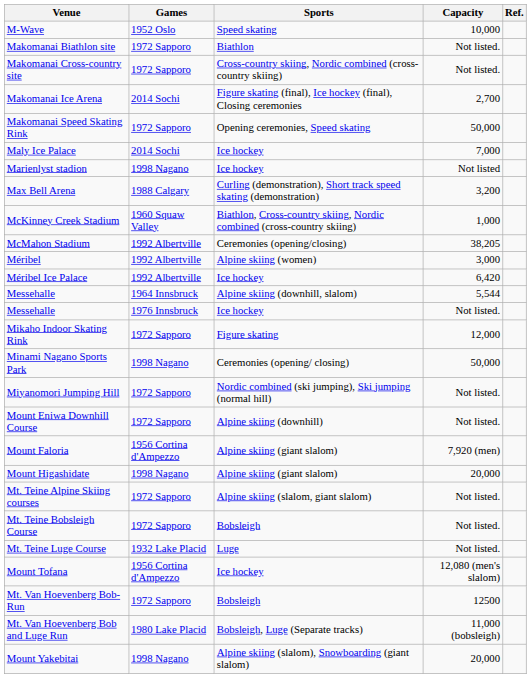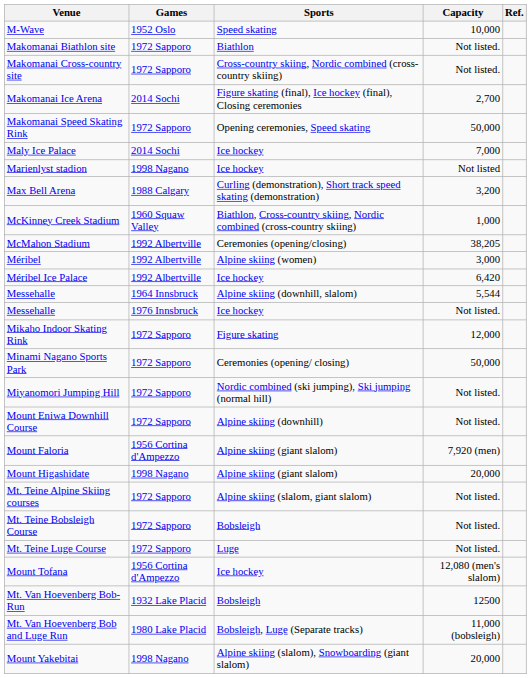(160, 363) 1998 Nagano -> (161, 363) 1972 Sapporo
(169, 548) 1932 Lake Placid -> (161, 548) 1972 Sapporo
(161, 600) 1972 Sapporo -> (169, 600) 1932 Lake Placid
